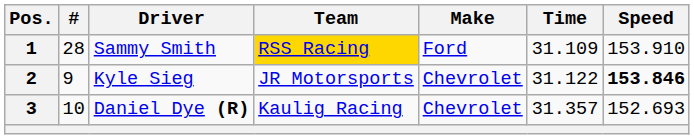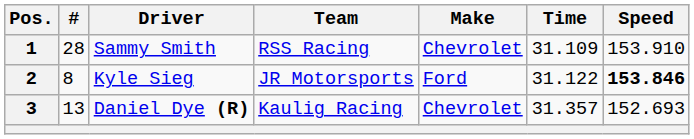(314, 50) gold background -> (314, 50) no background
(445, 50) Ford -> (473, 50) Chevrolet
(68, 80) 9 -> (68, 80) 8
(473, 80) Chevrolet -> (445, 80) Ford
(74, 110) 10 -> (74, 110) 13
